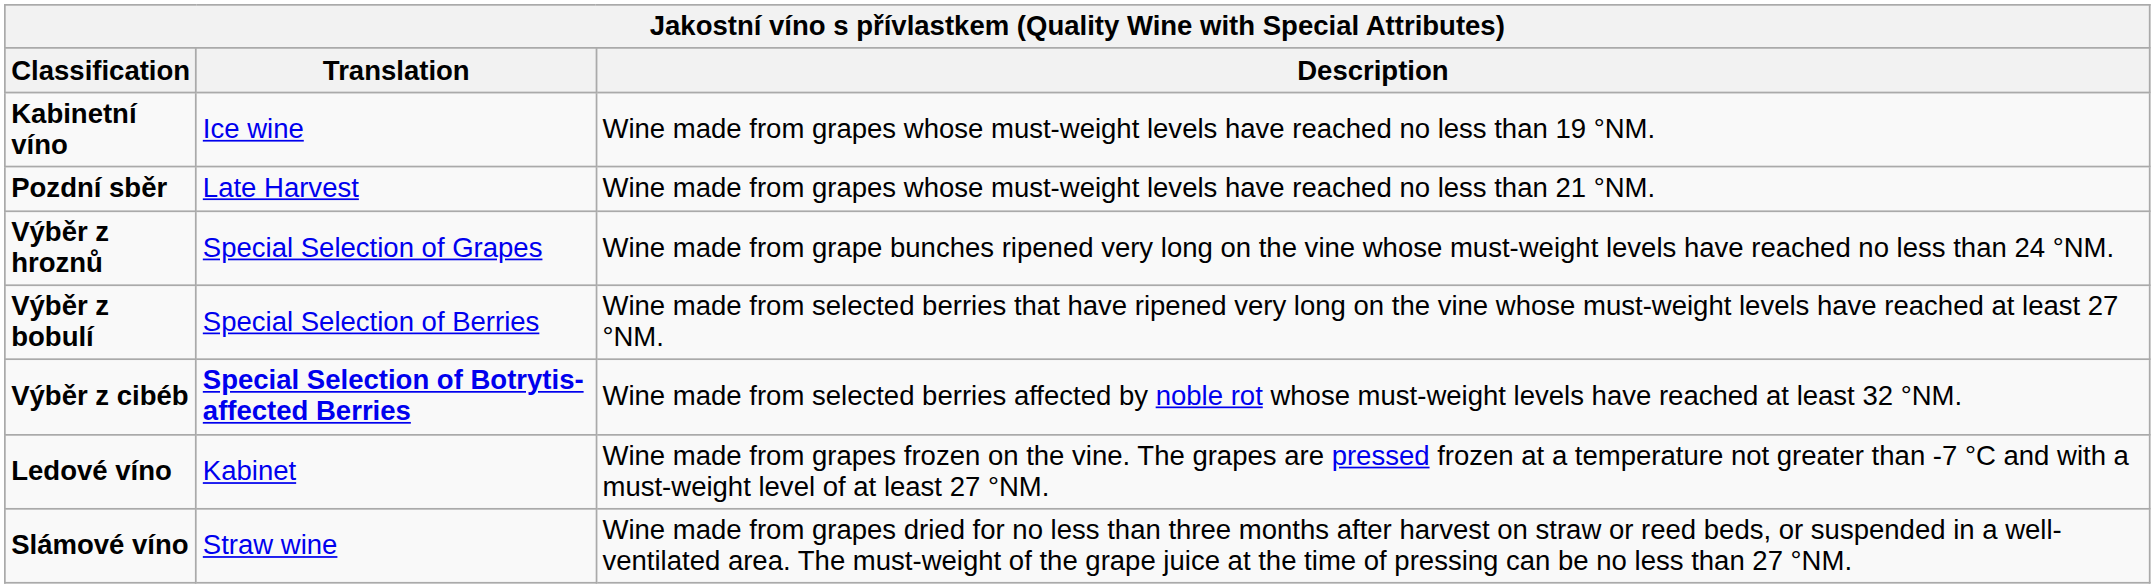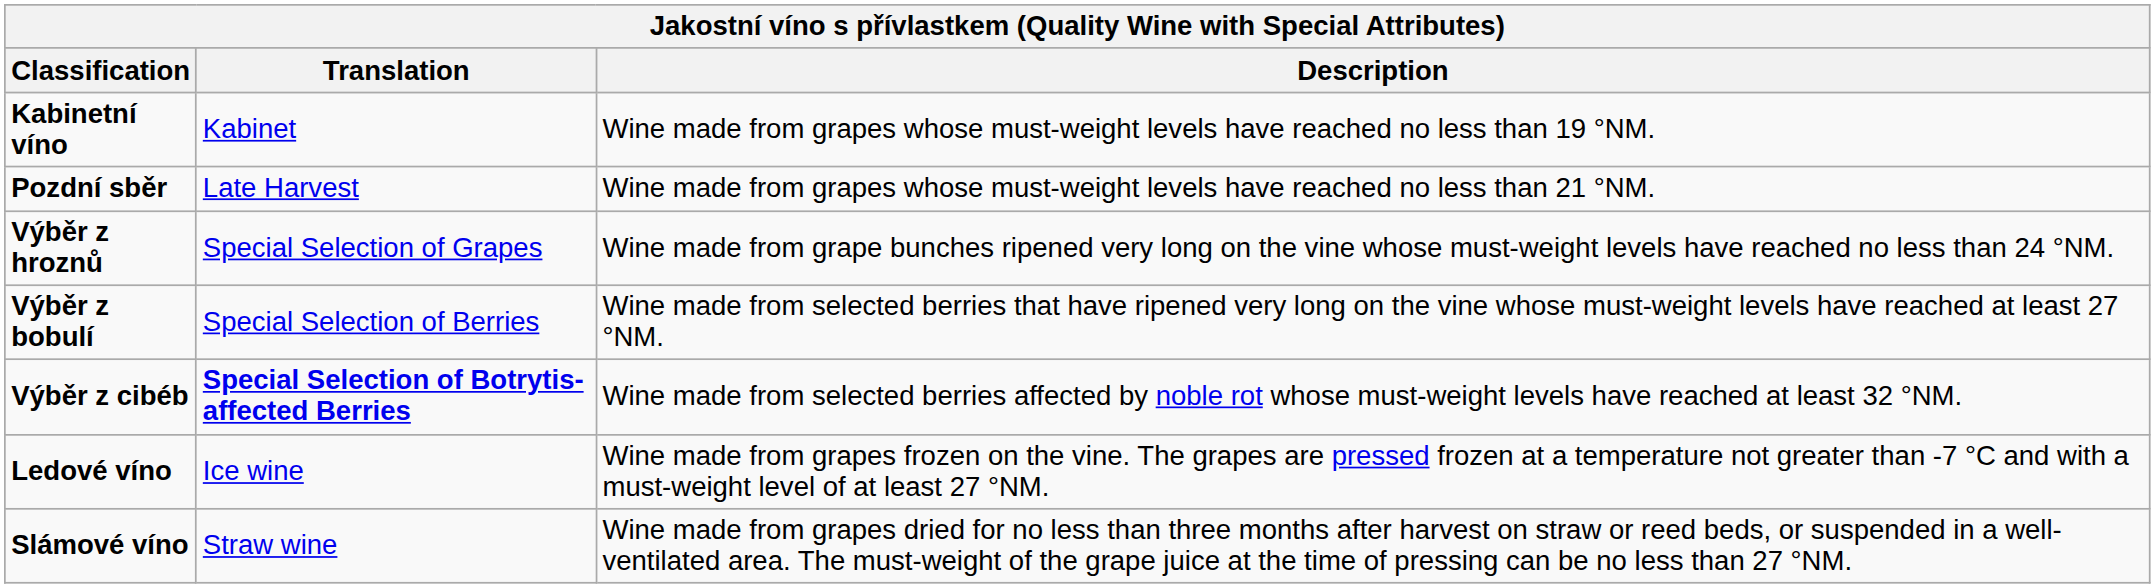(253, 129) Ice wine -> (249, 129) Kabinet
(249, 471) Kabinet -> (253, 471) Ice wine
